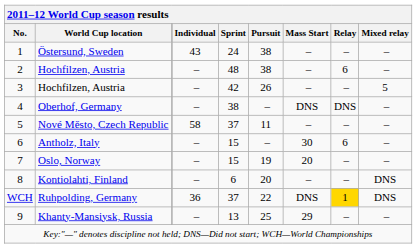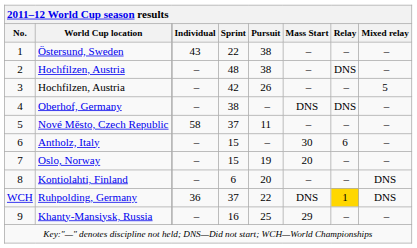(233, 51) 24 -> (233, 51) 22
(345, 69) 6 -> (345, 69) DNS
(233, 215) 13 -> (233, 215) 16
